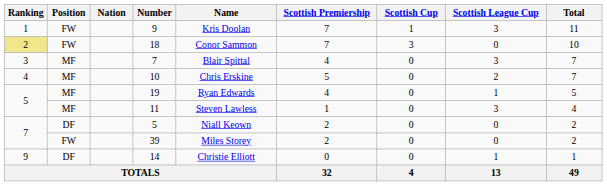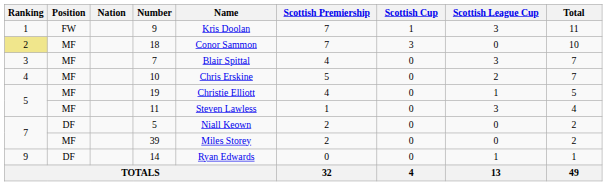(69, 44) FW -> (69, 44) MF
(226, 92) Ryan Edwards -> (226, 92) Christie Elliott
(69, 141) FW -> (69, 141) MF
(226, 157) Christie Elliott -> (226, 157) Ryan Edwards
